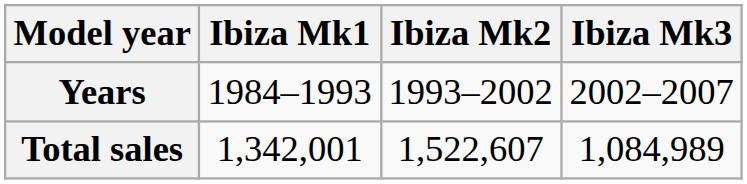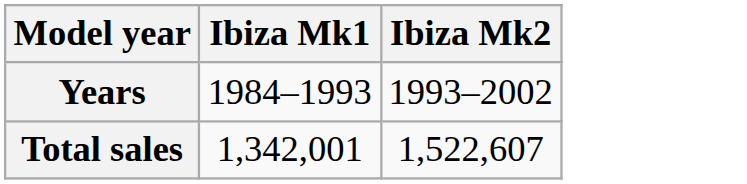- column: (652, 33)
